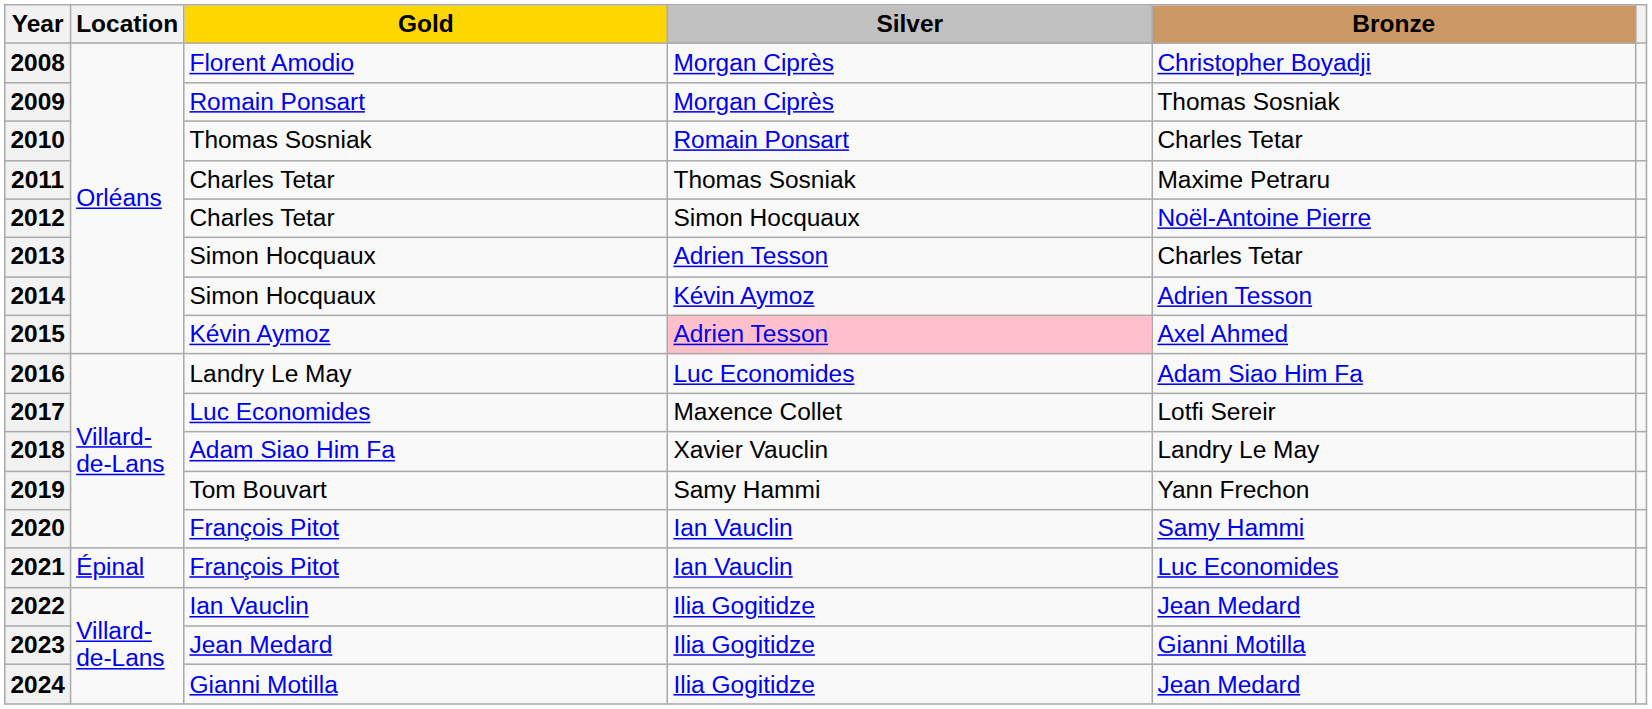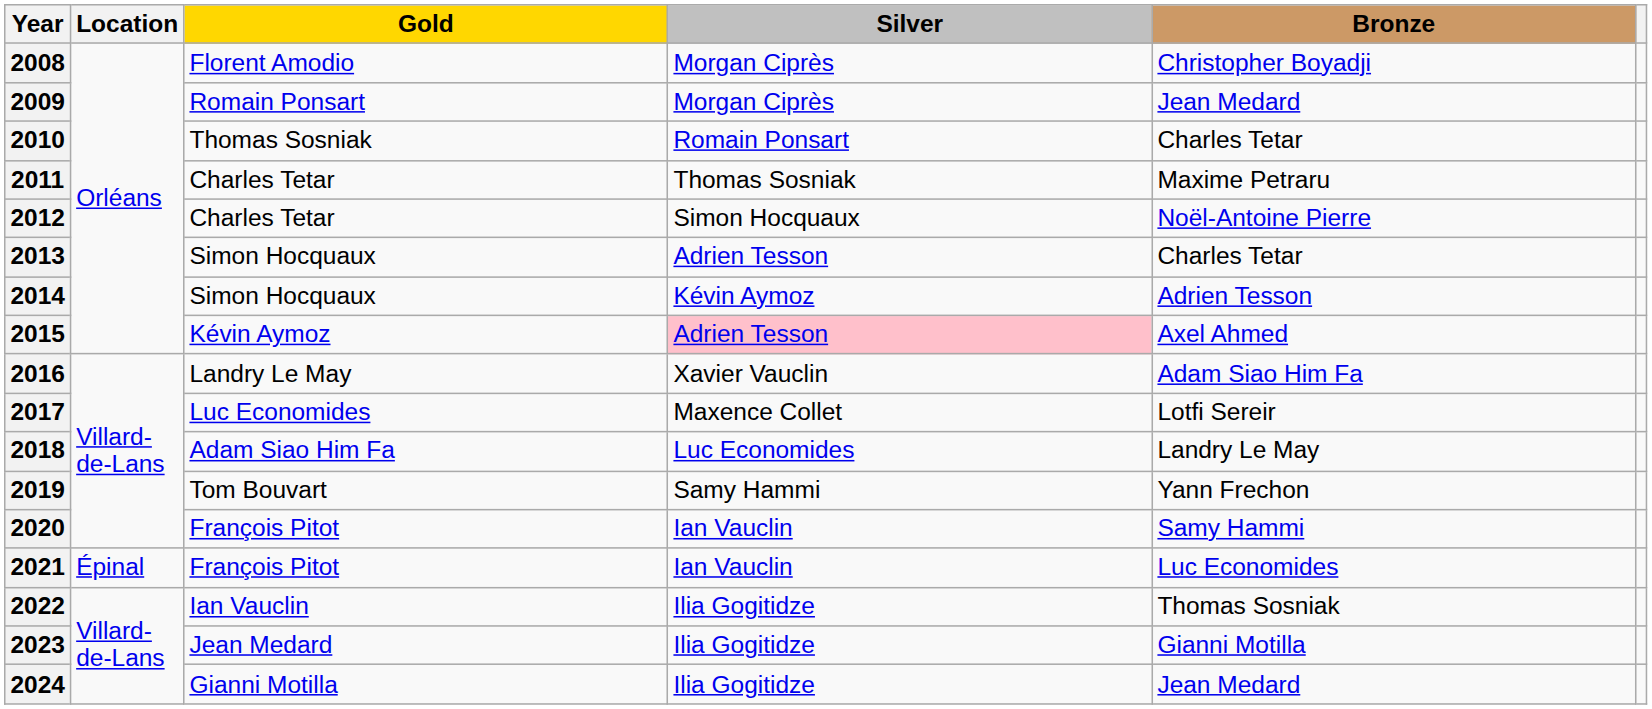(1249, 101) Thomas Sosniak -> (1229, 101) Jean Medard
(764, 373) Luc Economides -> (751, 373) Xavier Vauclin
(751, 450) Xavier Vauclin -> (764, 450) Luc Economides
(1229, 606) Jean Medard -> (1249, 606) Thomas Sosniak
